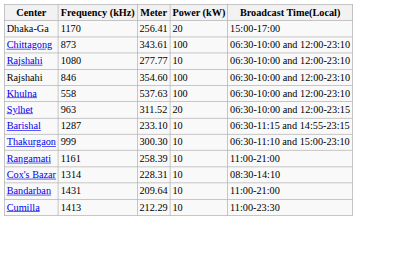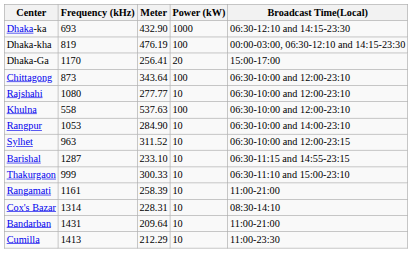+ row: (27, 28)
+ row: (29, 45)
(154, 45) 343.61 -> (154, 77) 343.64
- row: (25, 77)
+ row: (24, 126)
(177, 110) 20 -> (177, 142) 10
(154, 142) 300.30 -> (154, 175) 300.33
